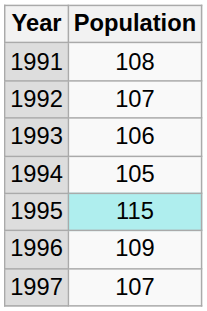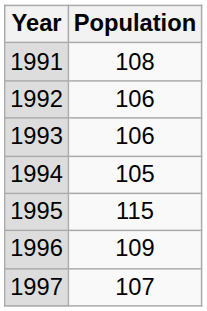(135, 99) 107 -> (135, 99) 106
(135, 211) paleturquoise background -> (135, 211) no background
